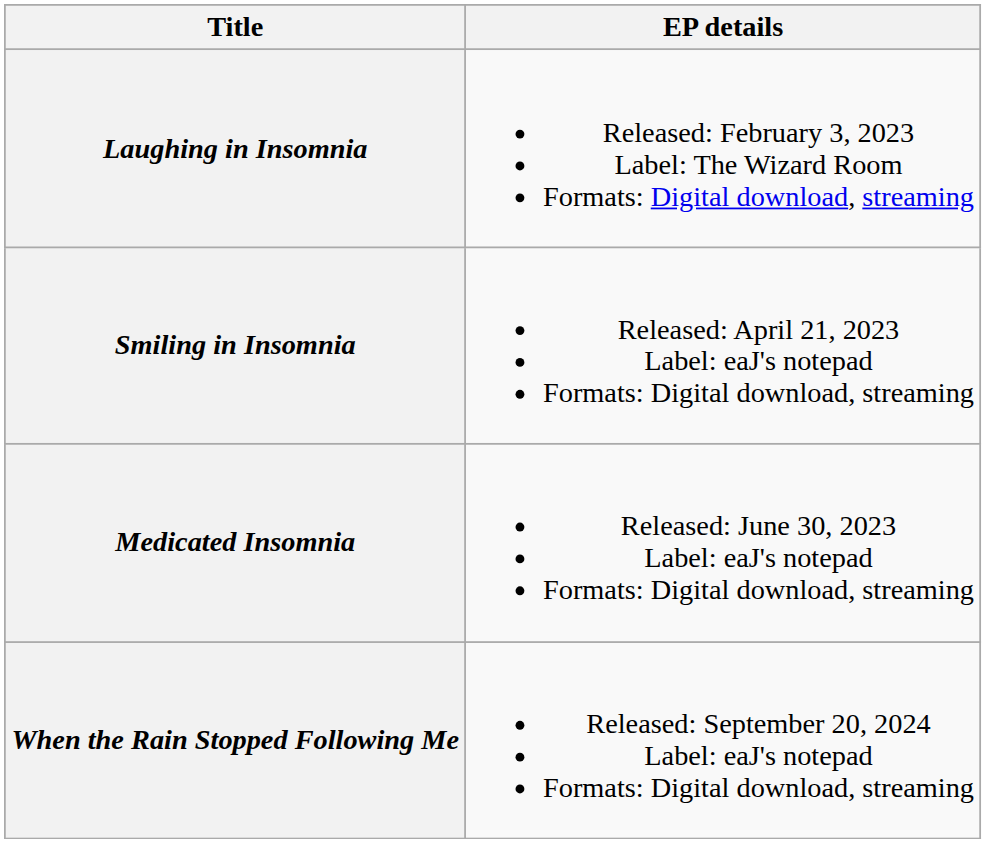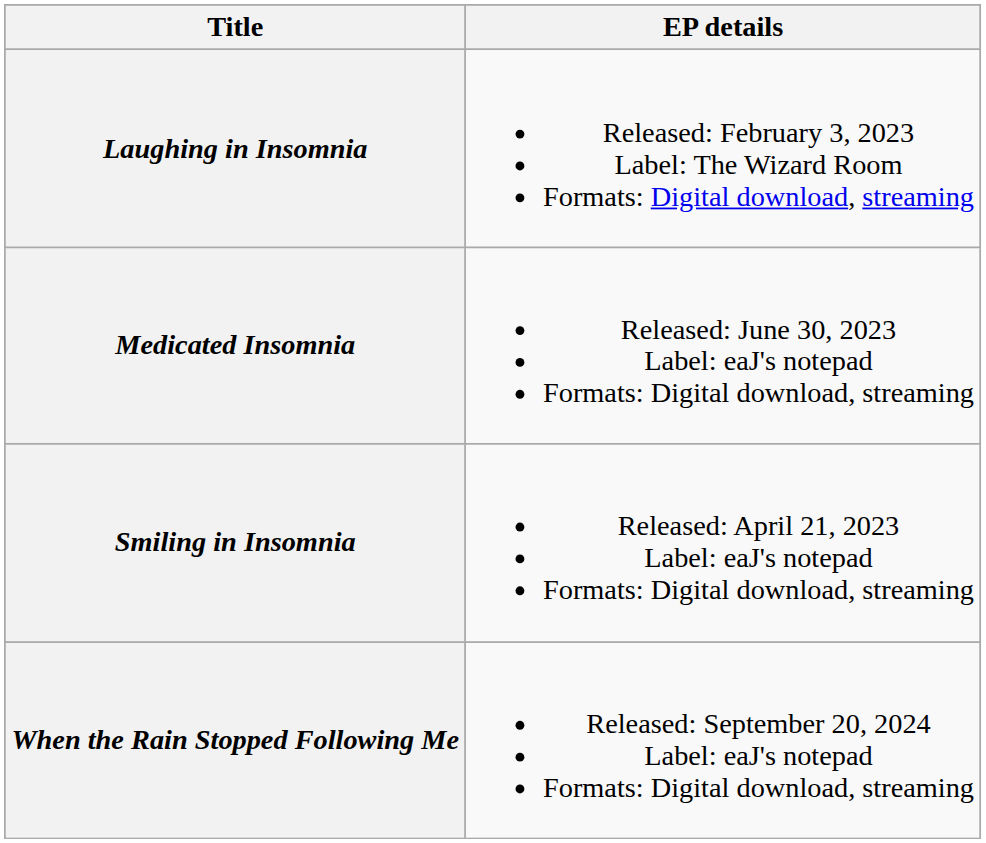rows swapped: (235, 345) <-> (235, 542)
